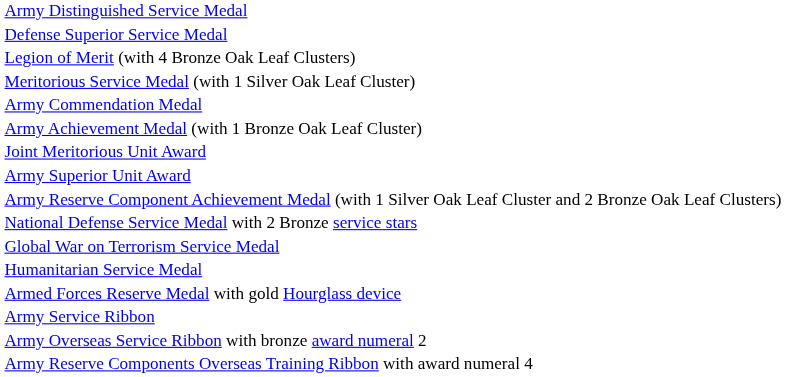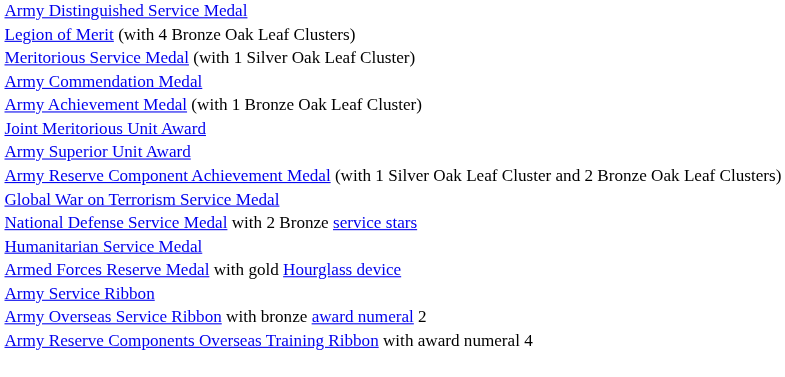- row: (116, 34)
rows swapped: (211, 222) <-> (142, 246)
